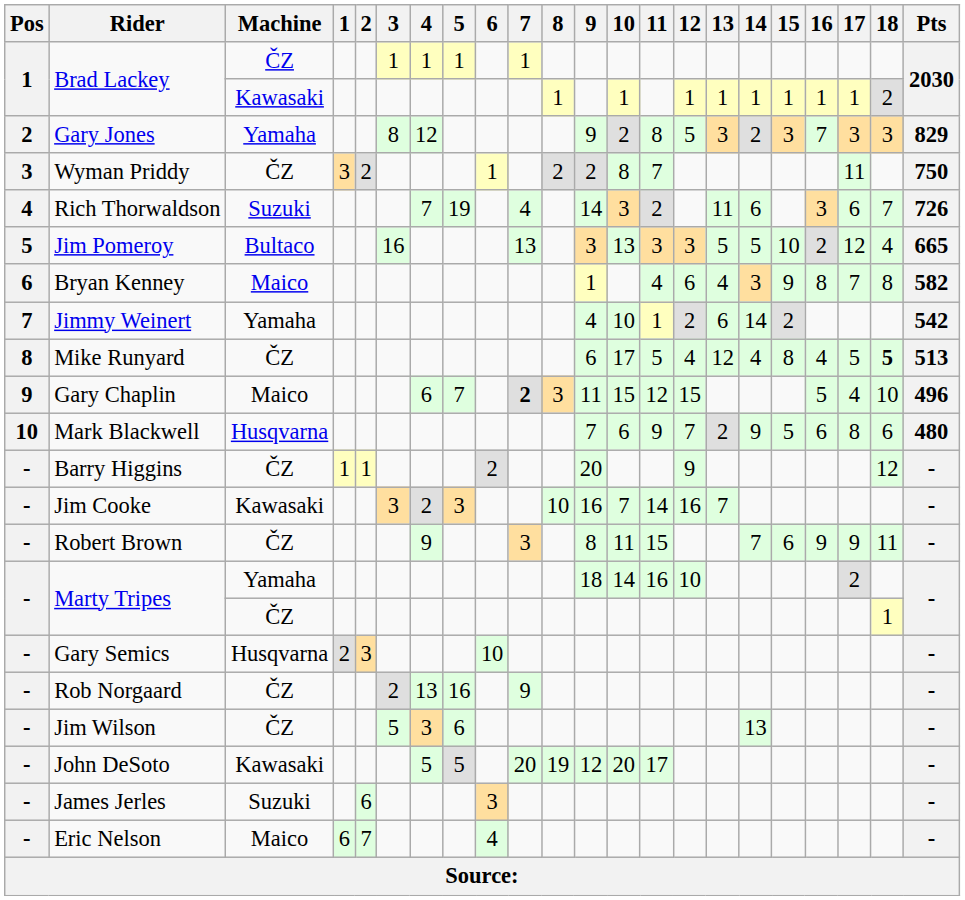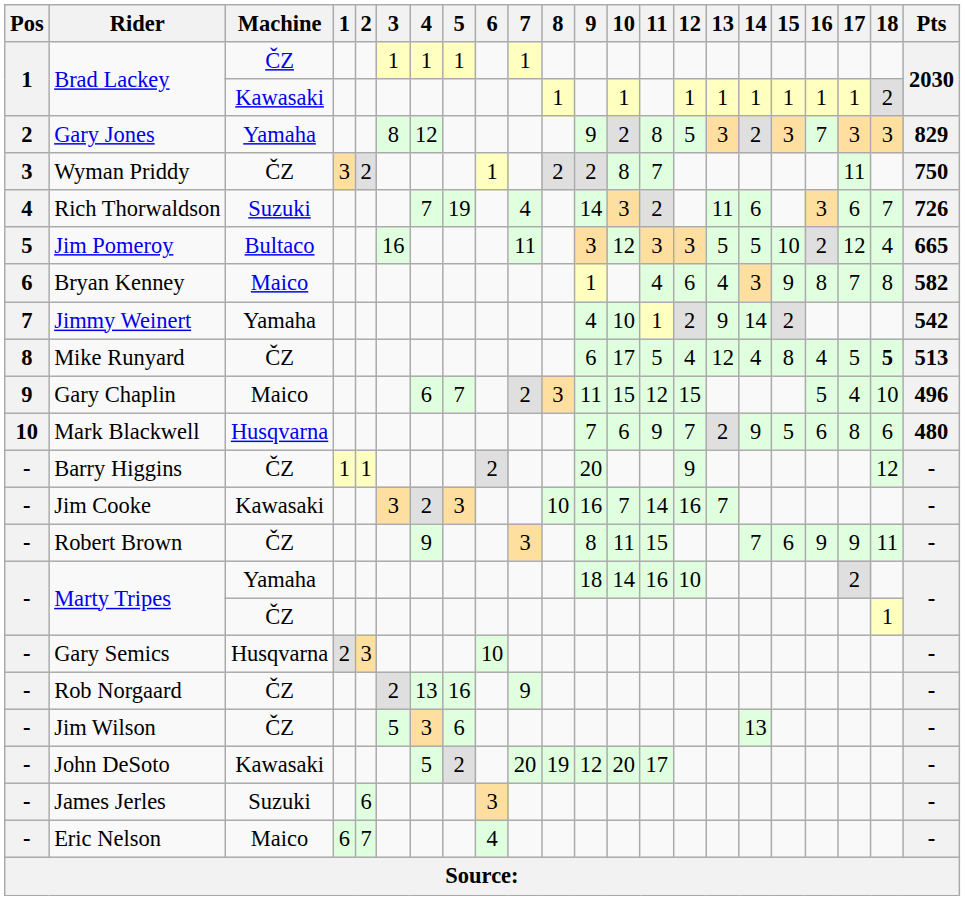(525, 245) 13 -> (525, 245) 11
(624, 245) 13 -> (624, 245) 12
(723, 319) 6 -> (723, 319) 9
(525, 394) bold -> (525, 394) normal
(459, 765) 5 -> (459, 765) 2
